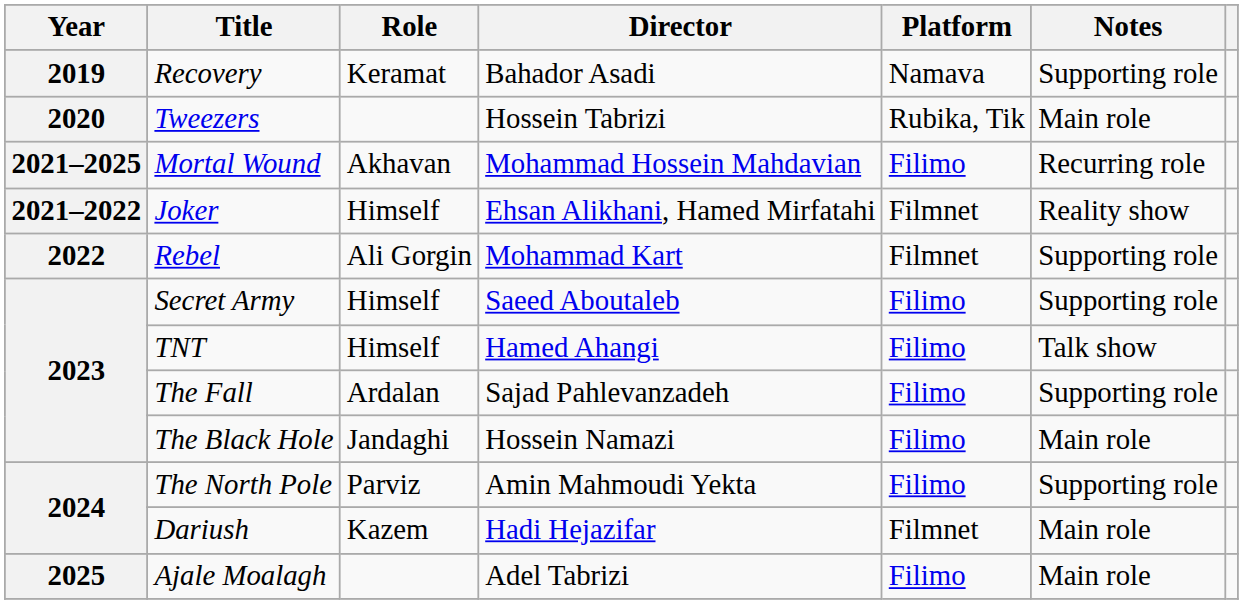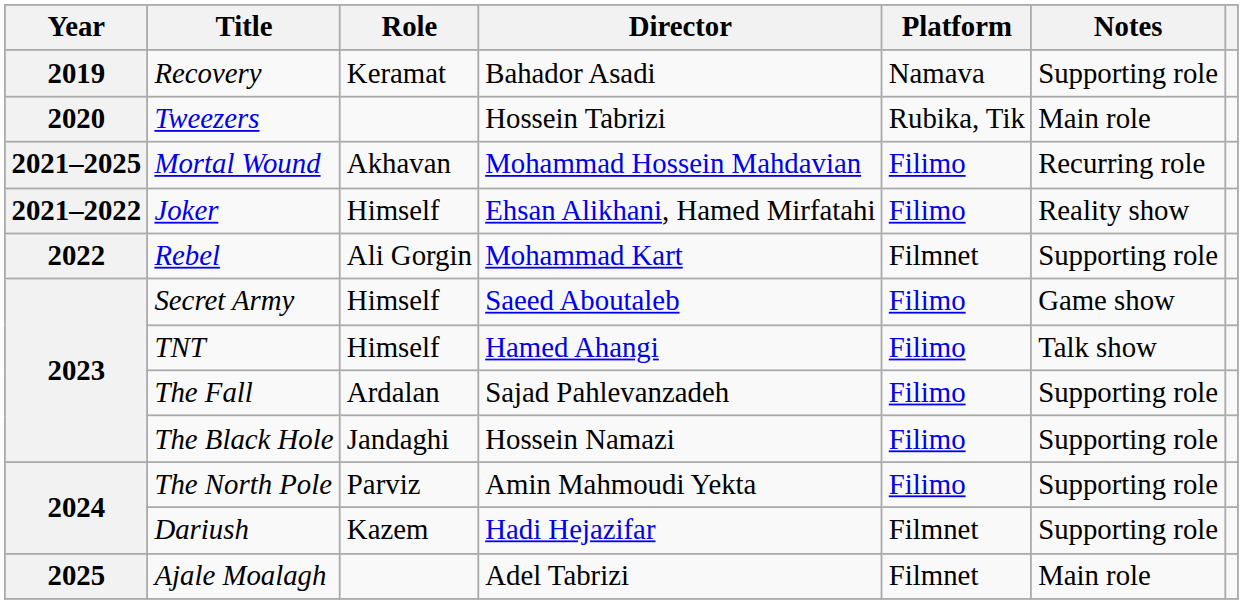(934, 210) Filmnet -> (927, 210) Filimo
(1128, 301) Supporting role -> (1107, 301) Game show
(1095, 438) Main role -> (1128, 438) Supporting role
(1095, 529) Main role -> (1128, 529) Supporting role
(927, 575) Filimo -> (934, 575) Filmnet
